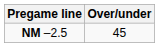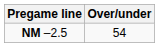(119, 33) 45 -> (119, 33) 54
